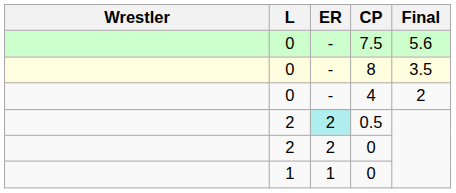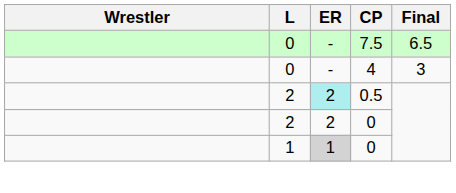(421, 43) 5.6 -> (421, 43) 6.5
- row: (290, 69)
(421, 95) 2 -> (421, 69) 3
(330, 174) no background -> (330, 148) lightgrey background
